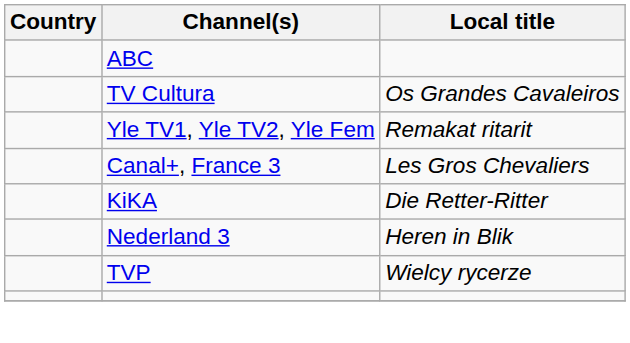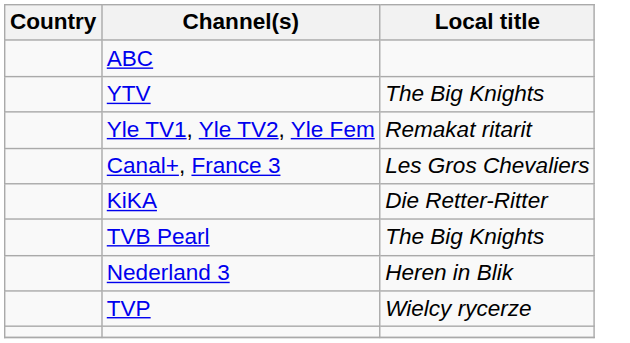- row: (161, 93)
+ row: (129, 93)
+ row: (158, 237)
